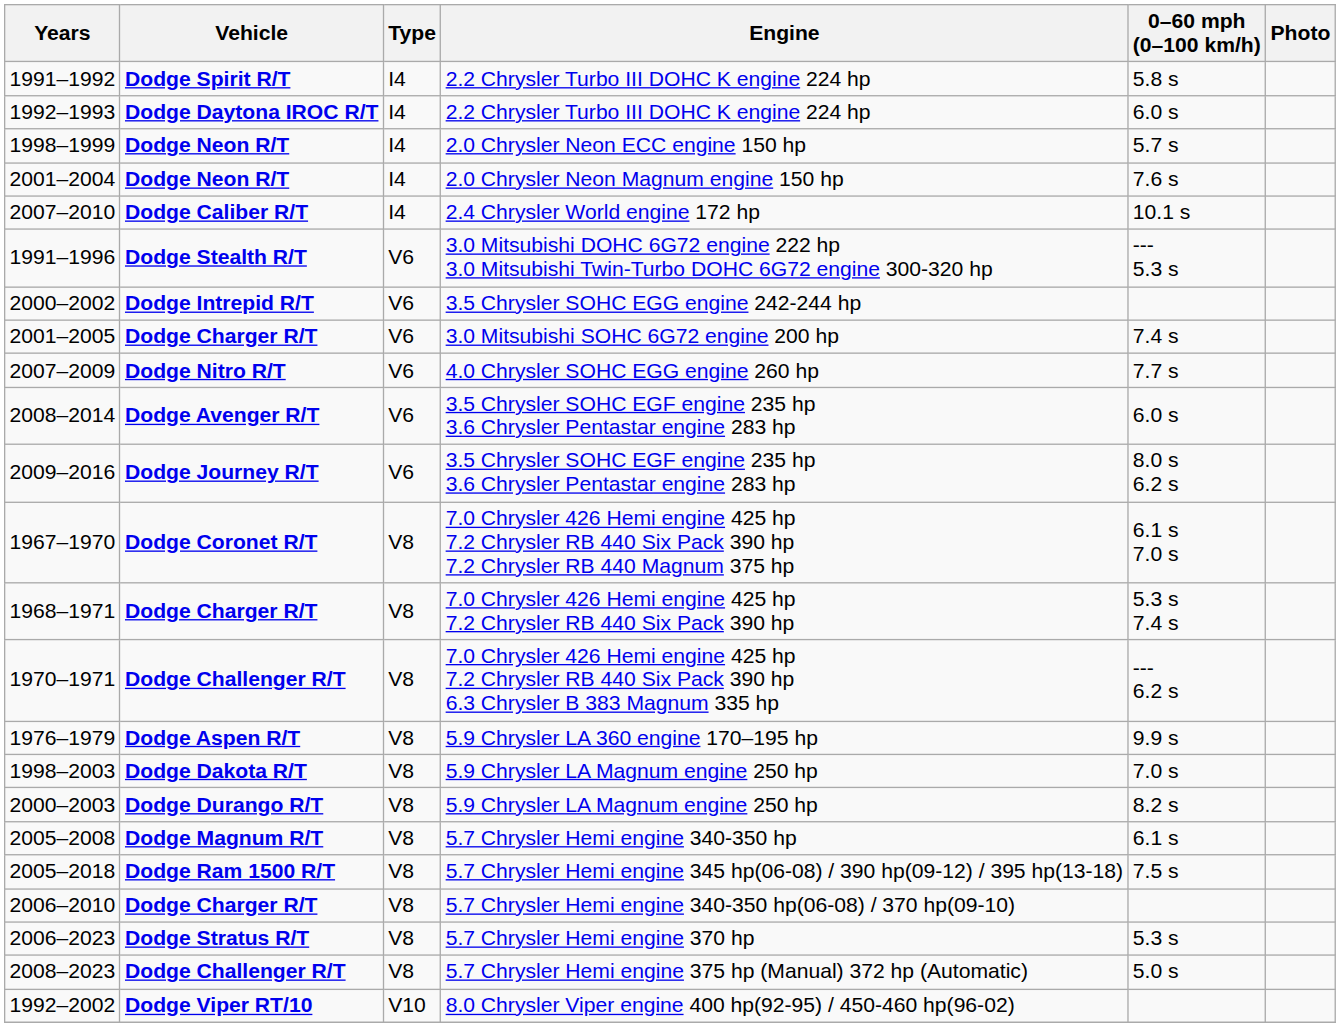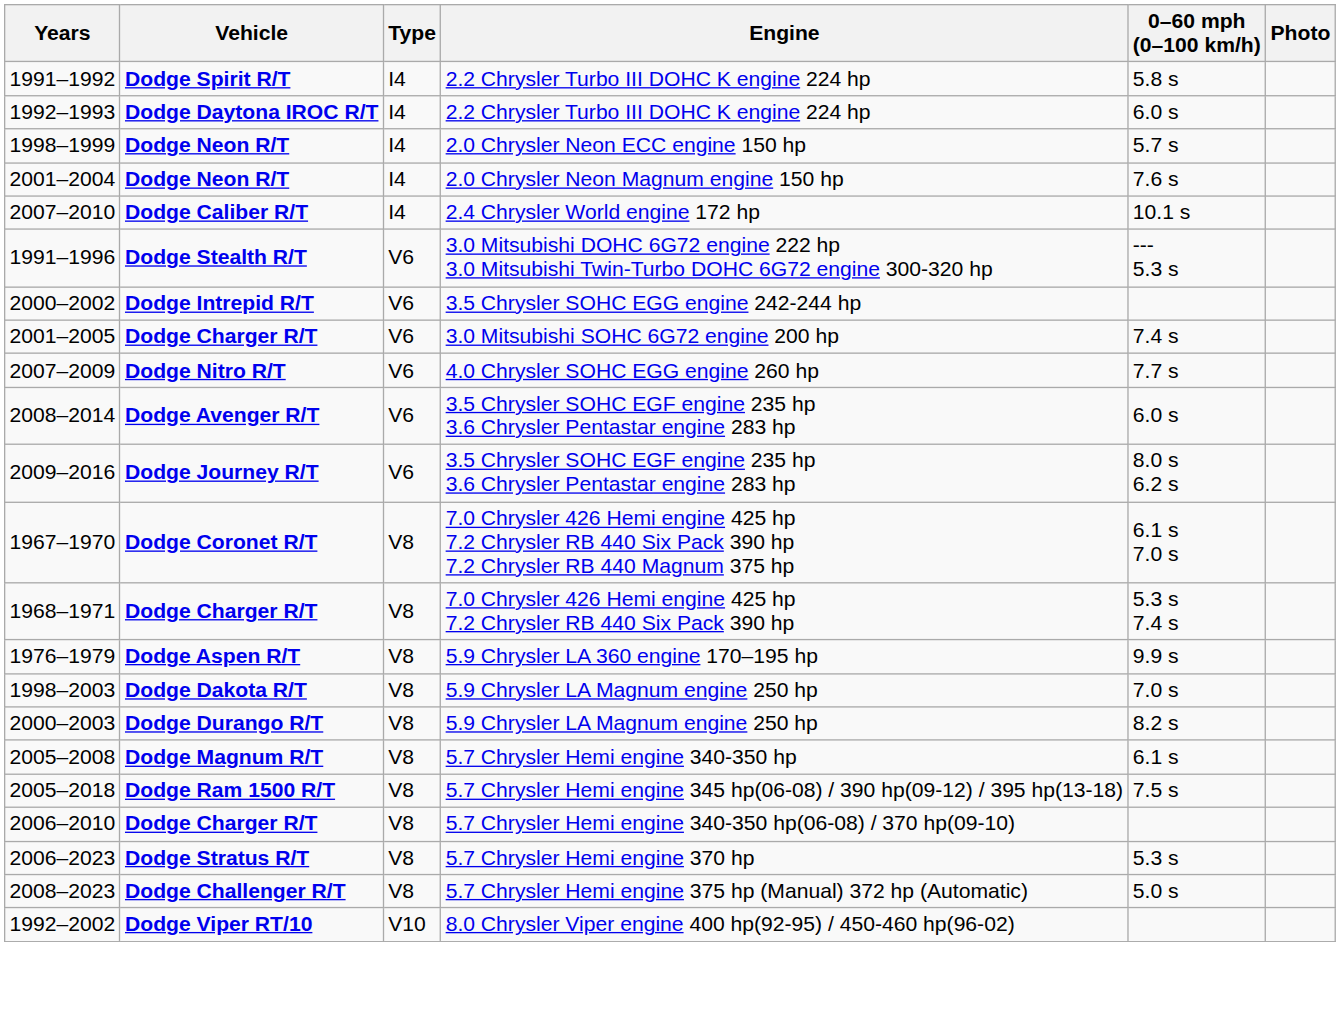- row: (62, 680)
